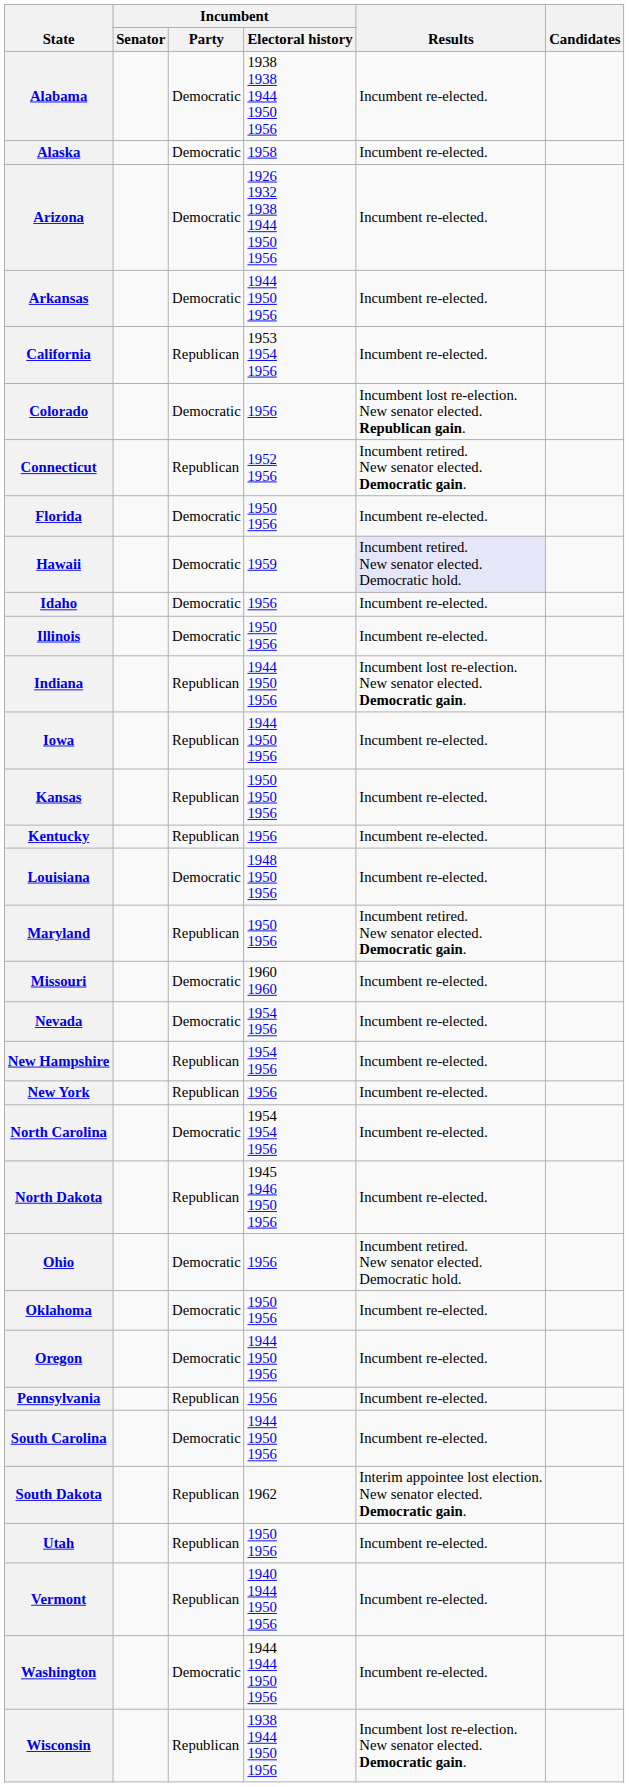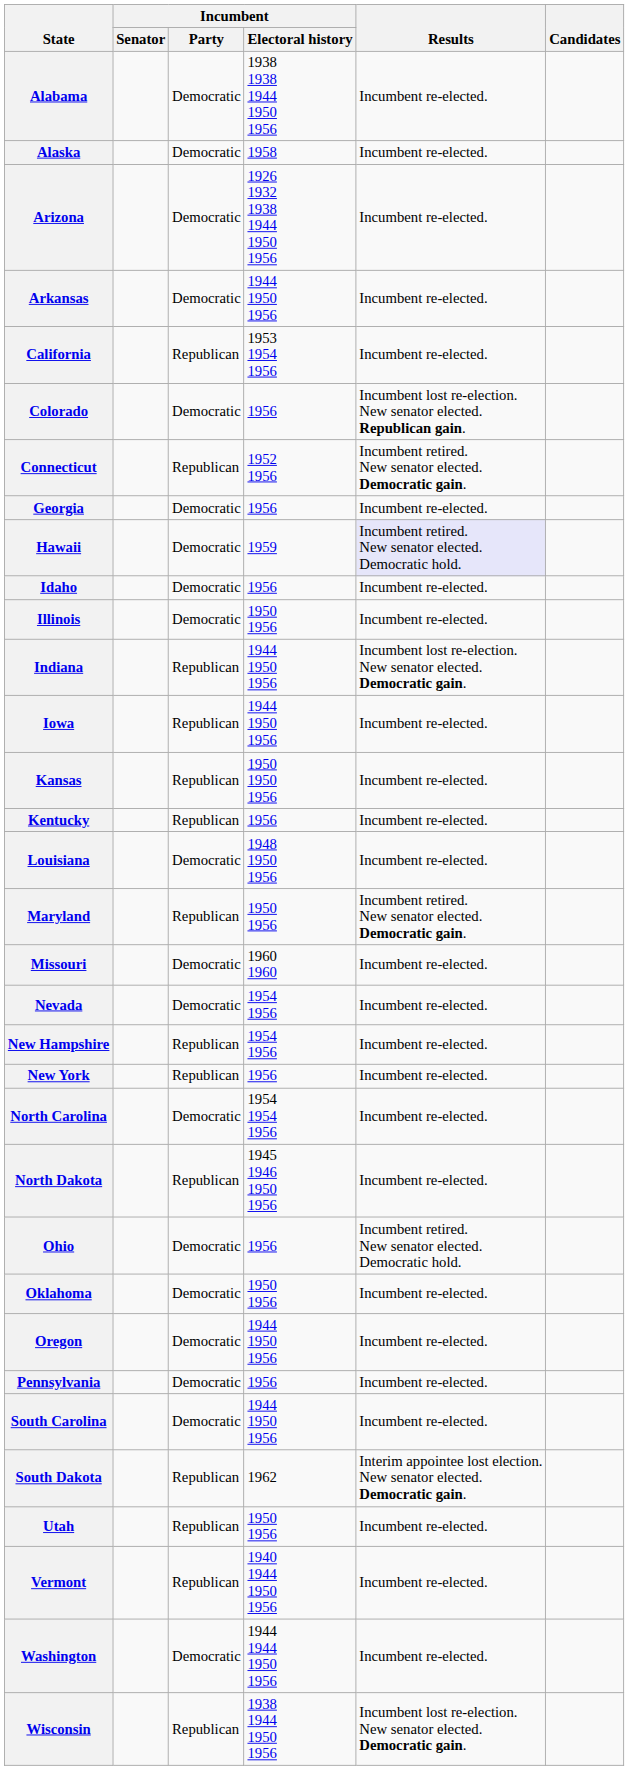- row: (59, 516)
+ row: (59, 507)
(206, 1398) Republican -> (206, 1381) Democratic
